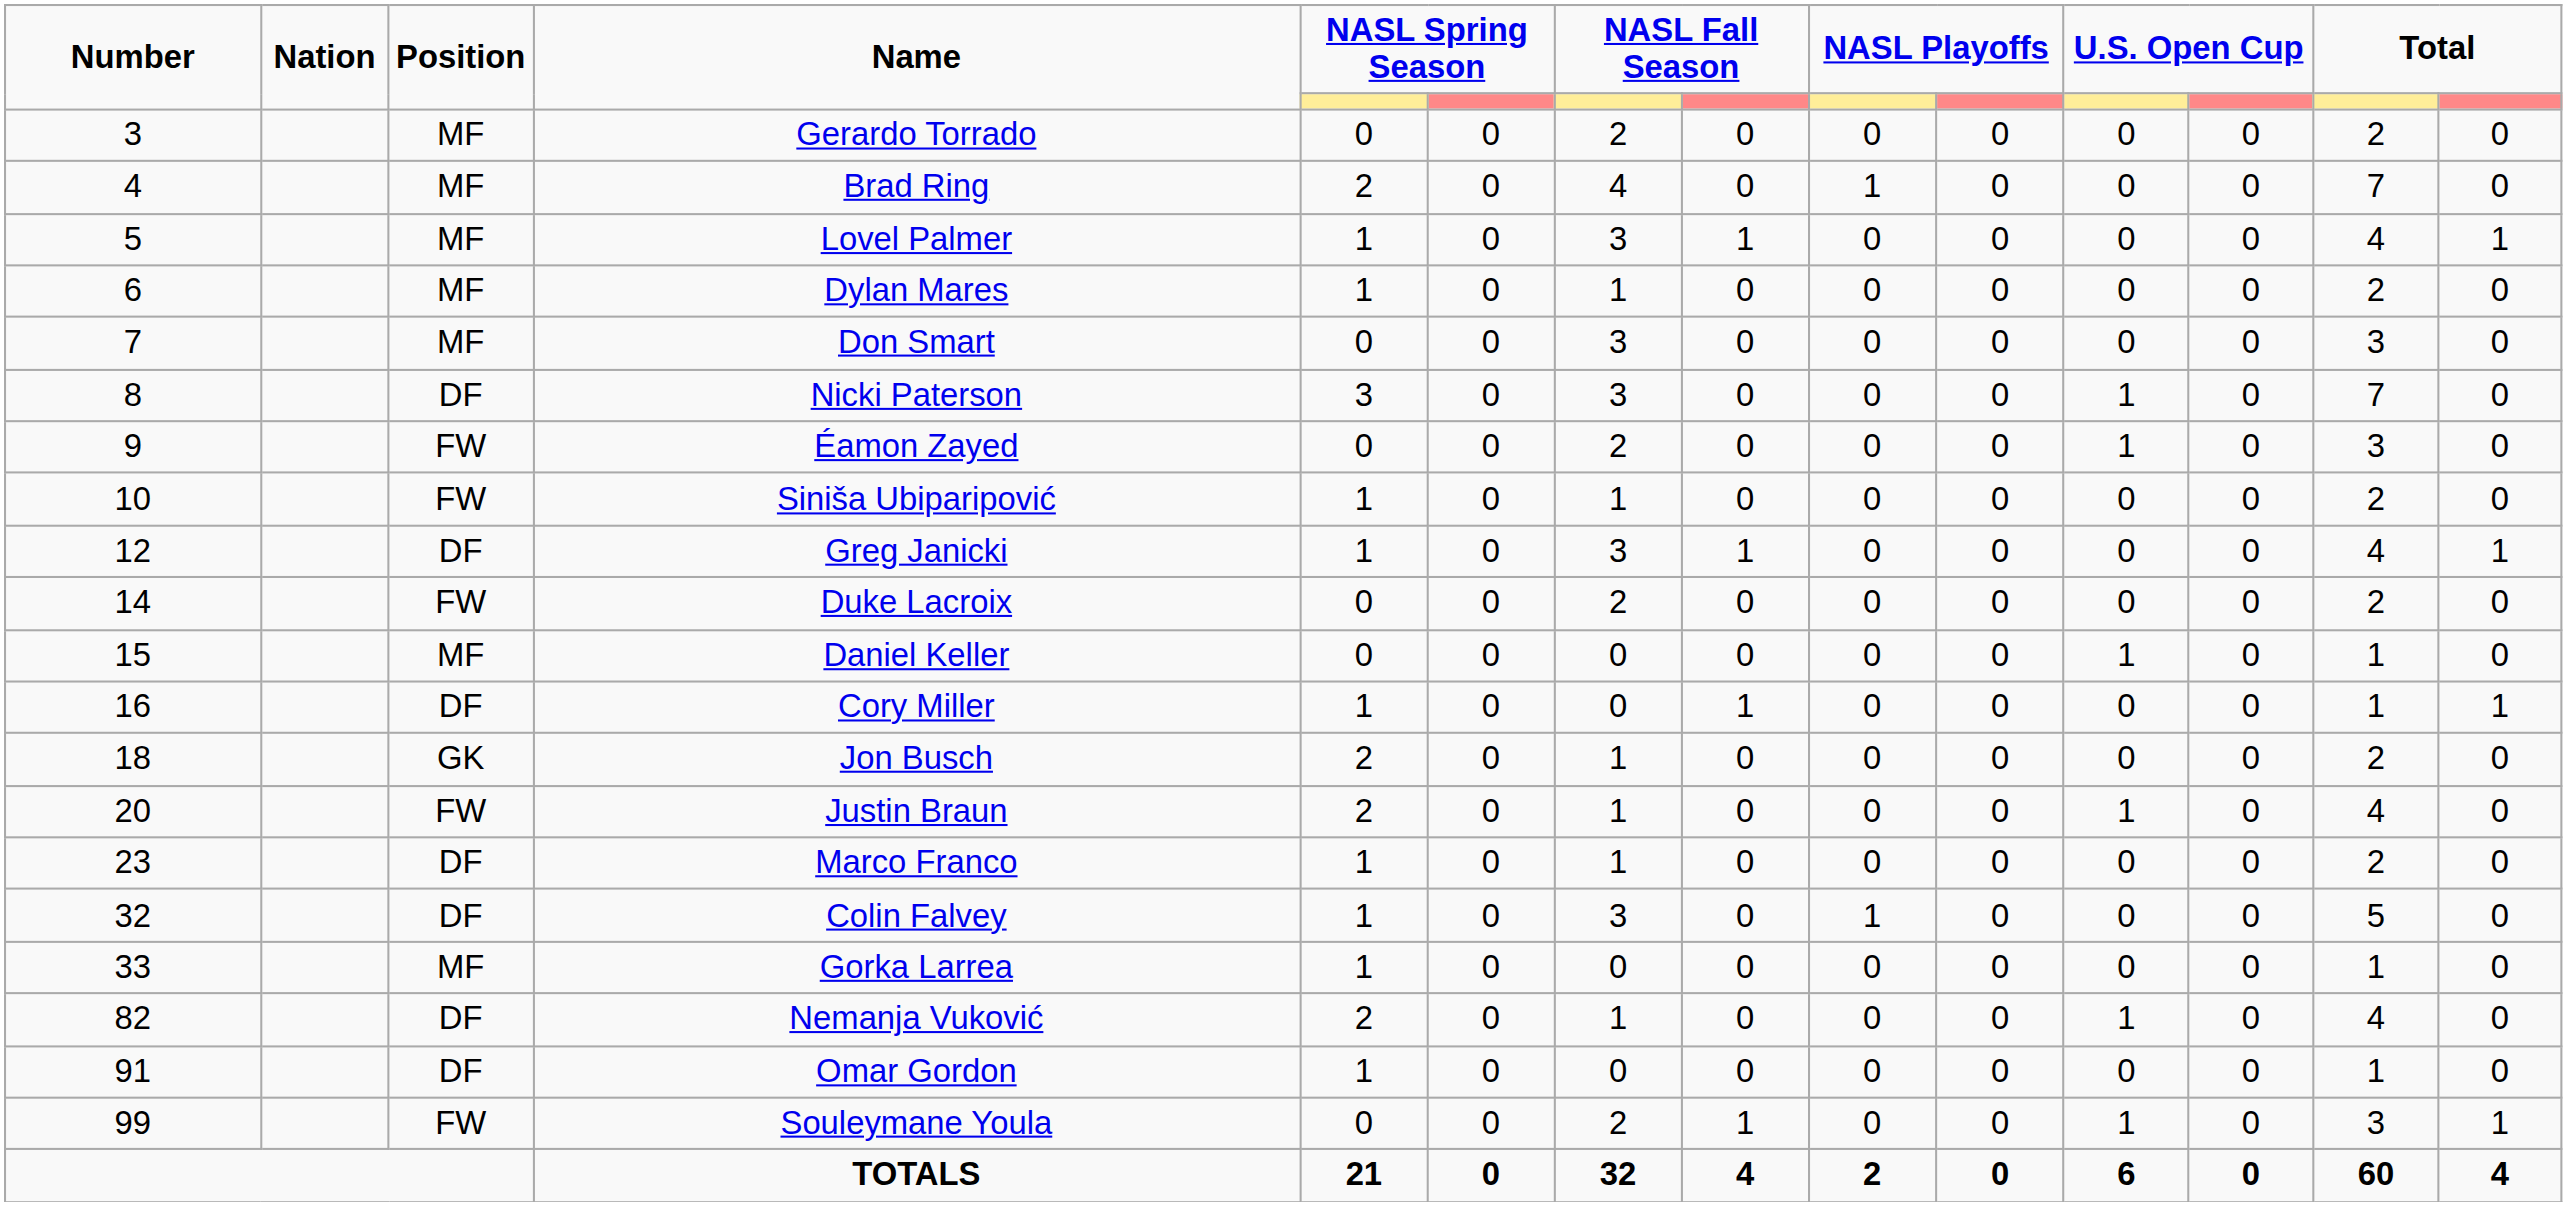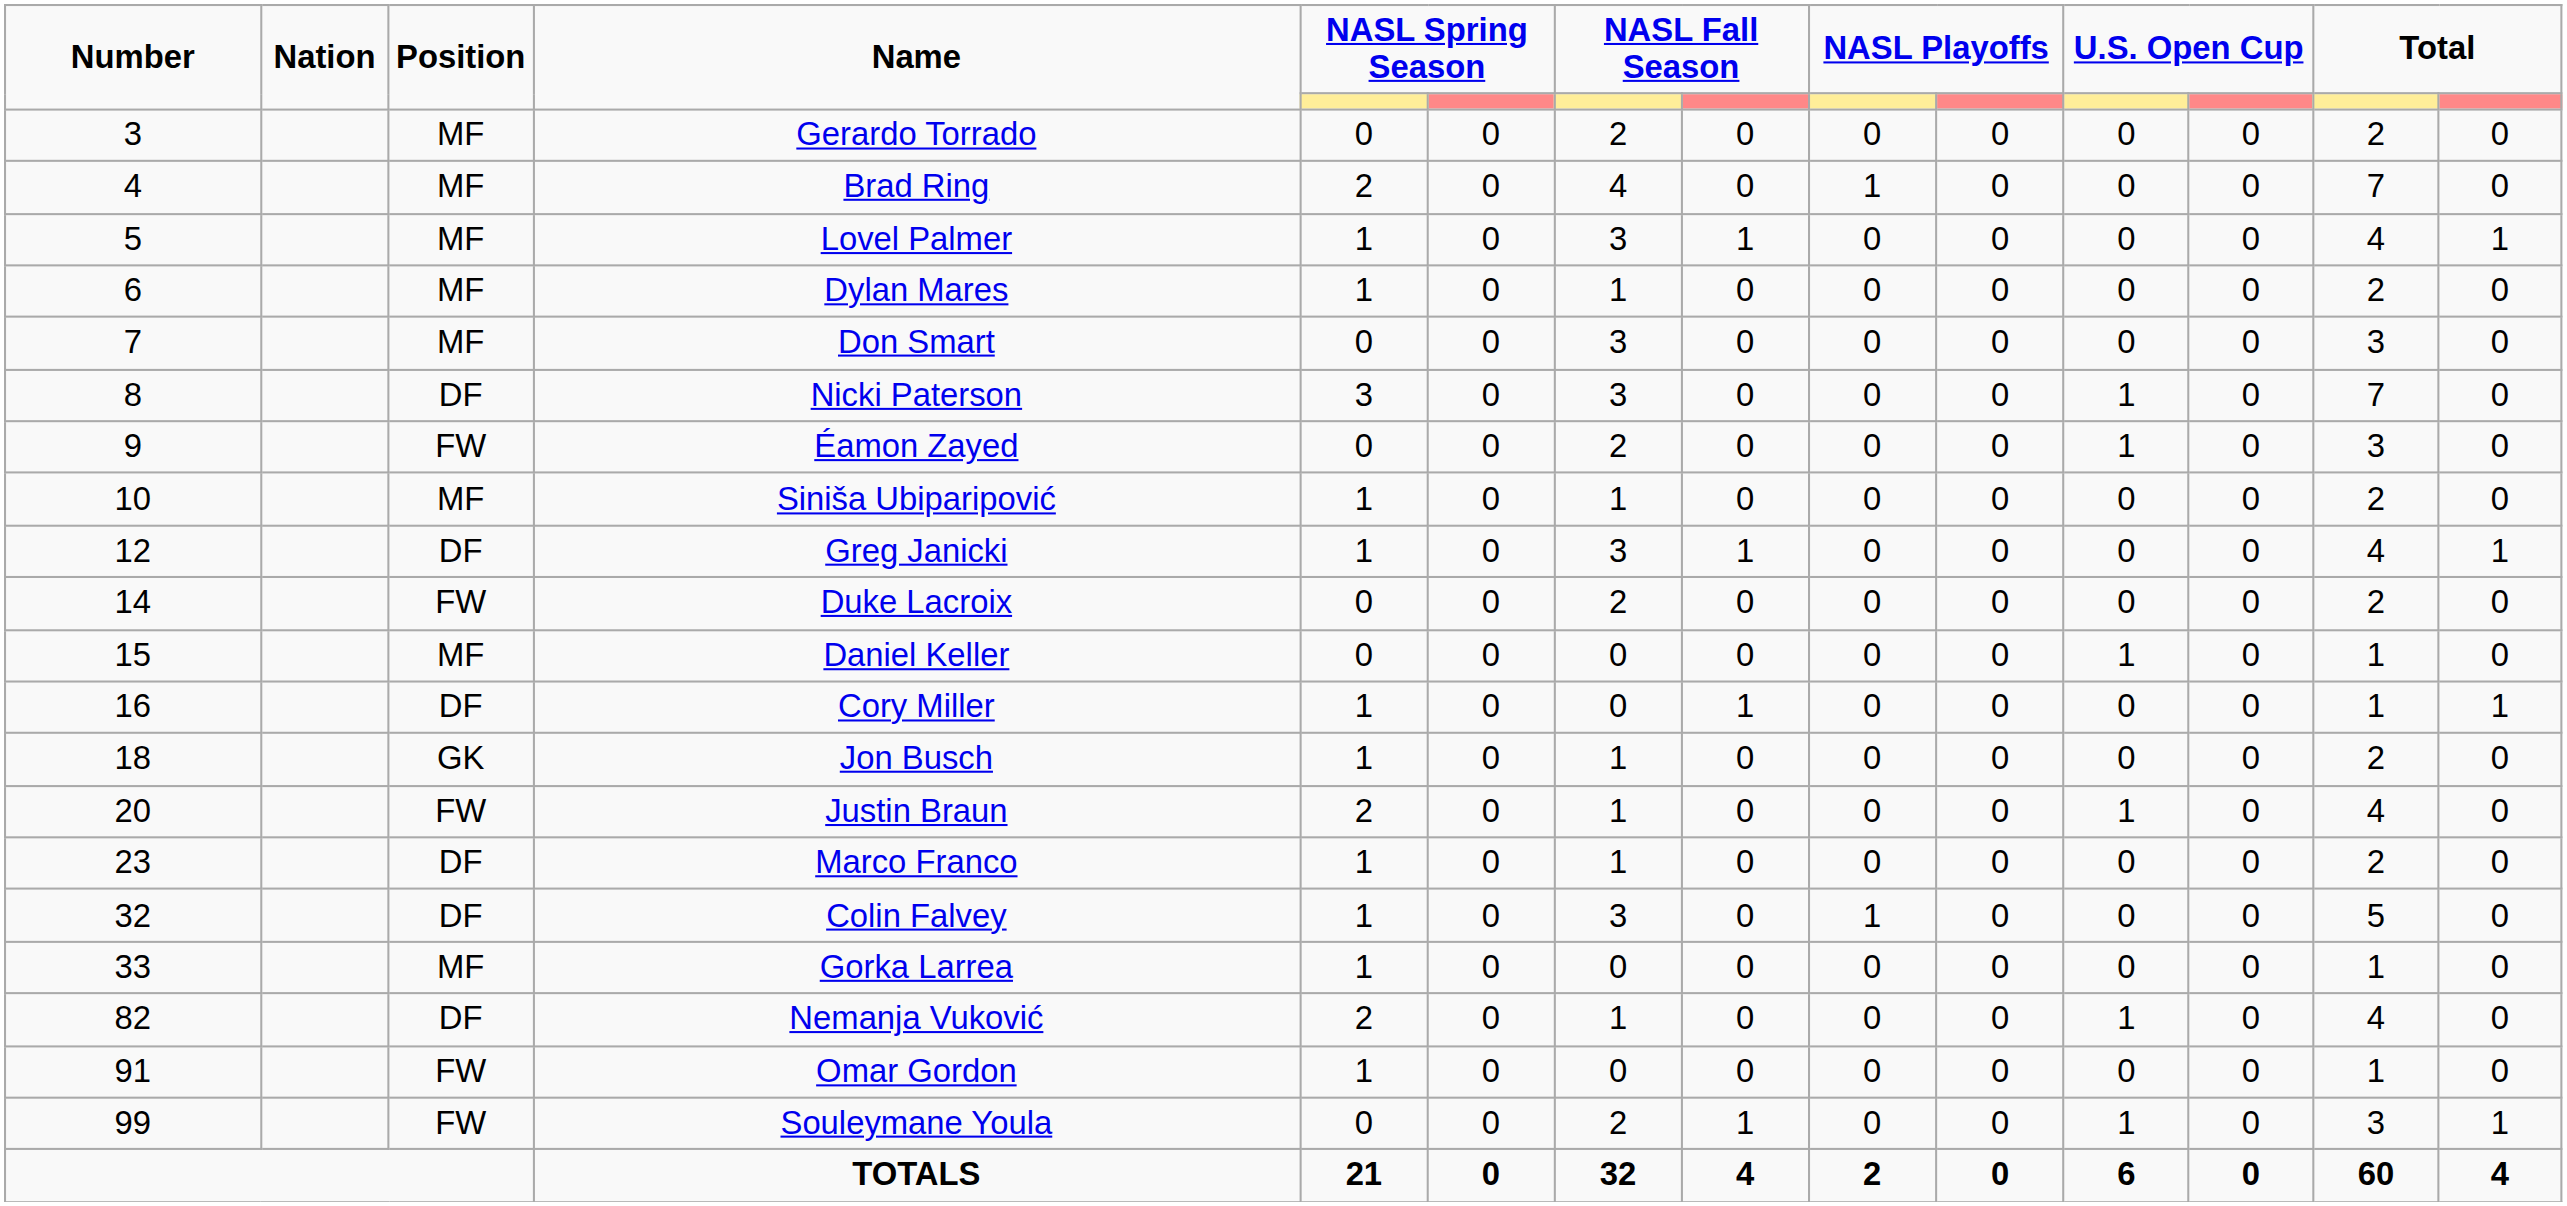(461, 498) FW -> (461, 498) MF
(1364, 758) 2 -> (1364, 758) 1
(461, 1070) DF -> (461, 1070) FW
